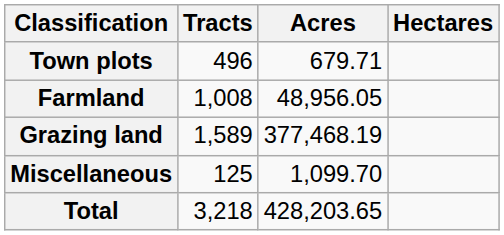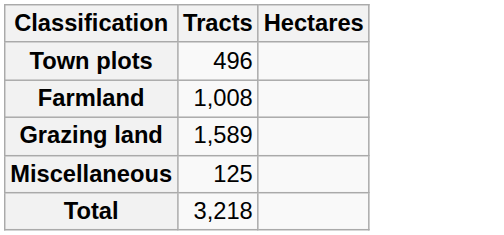- column: (323, 23)
